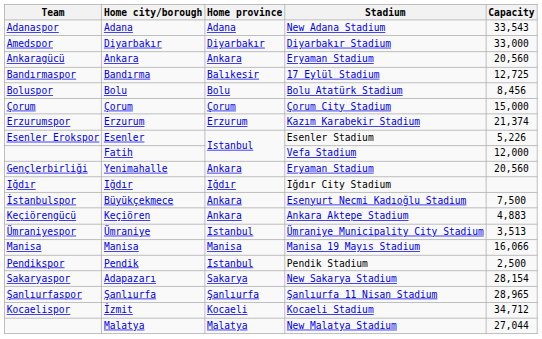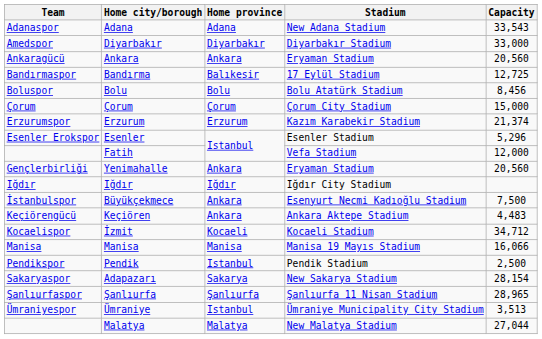(511, 138) 5,226 -> (511, 138) 5,296
(511, 216) 4,883 -> (511, 216) 4,483
rows swapped: (118, 310) <-> (127, 232)
